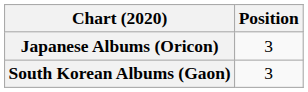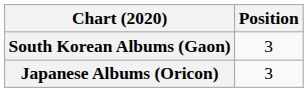rows swapped: (120, 45) <-> (120, 73)
